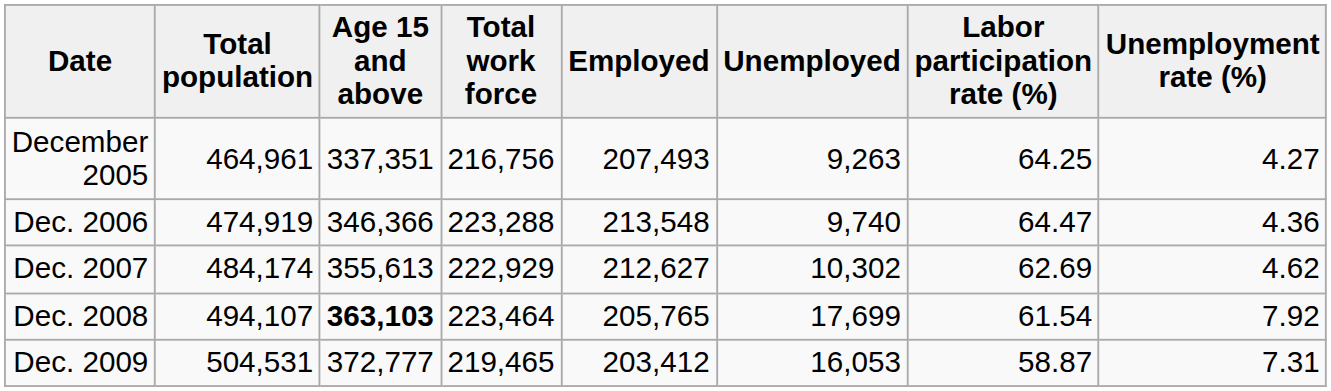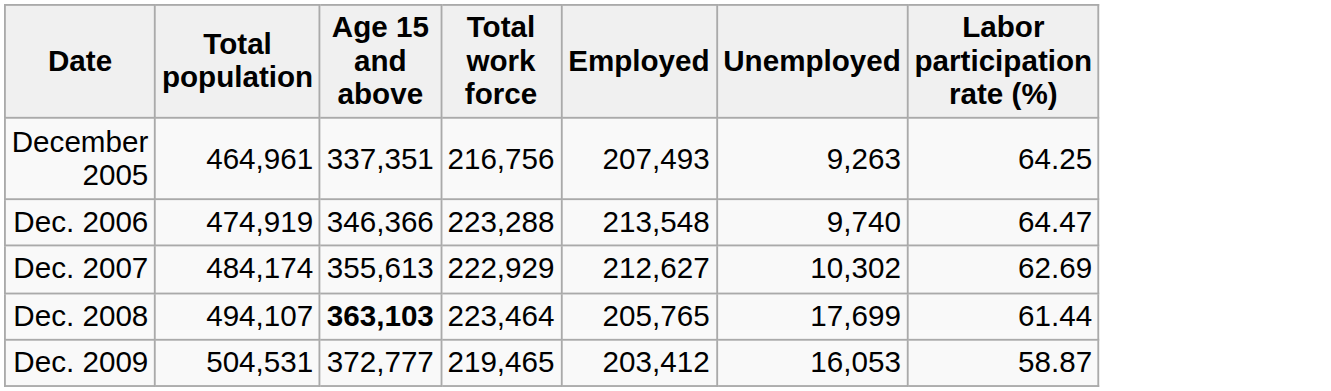- column: (1213, 61)
(1055, 315) 61.54 -> (1055, 315) 61.44
